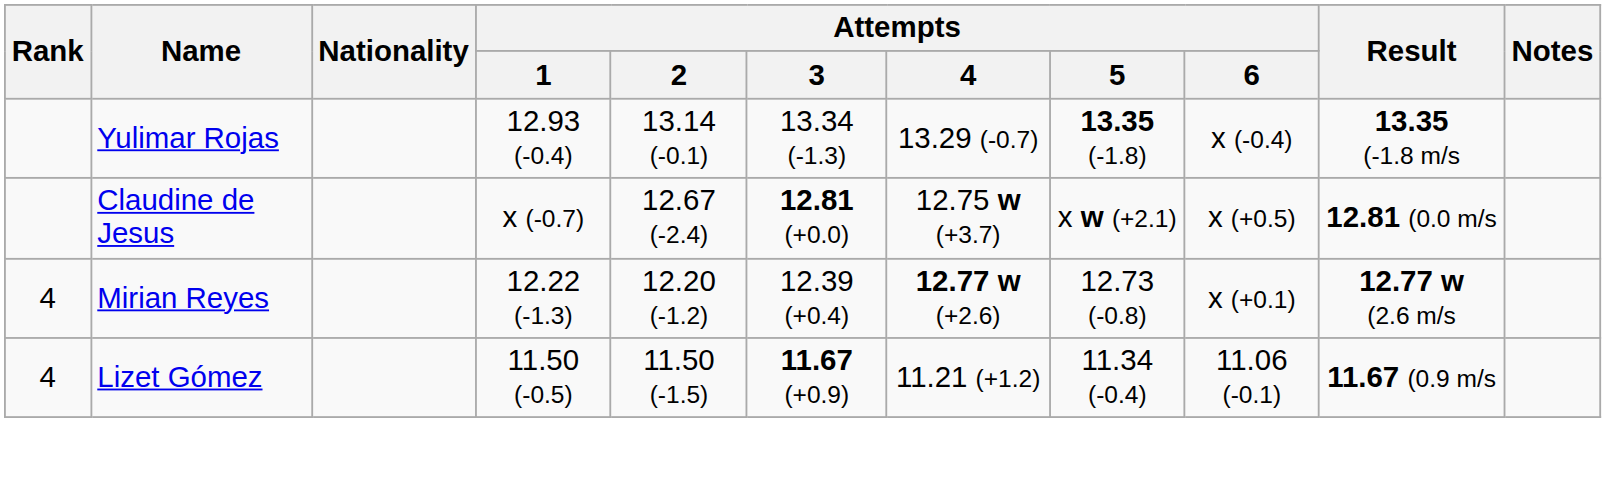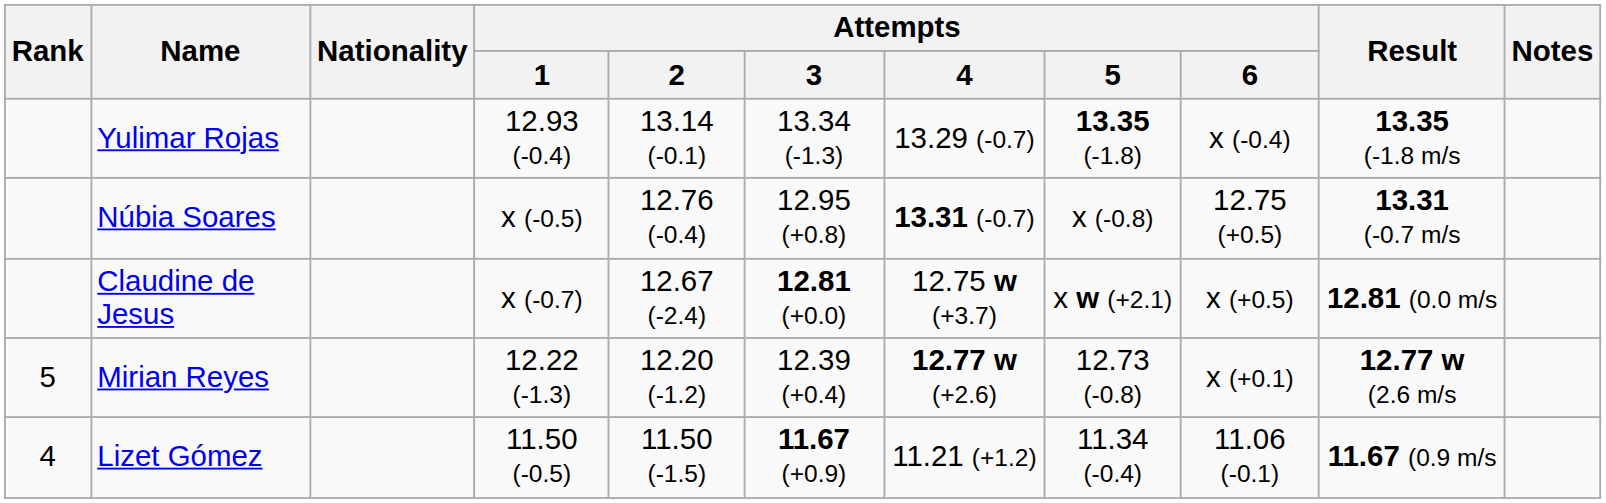+ row: (186, 217)
(48, 297) 4 -> (48, 377) 5
